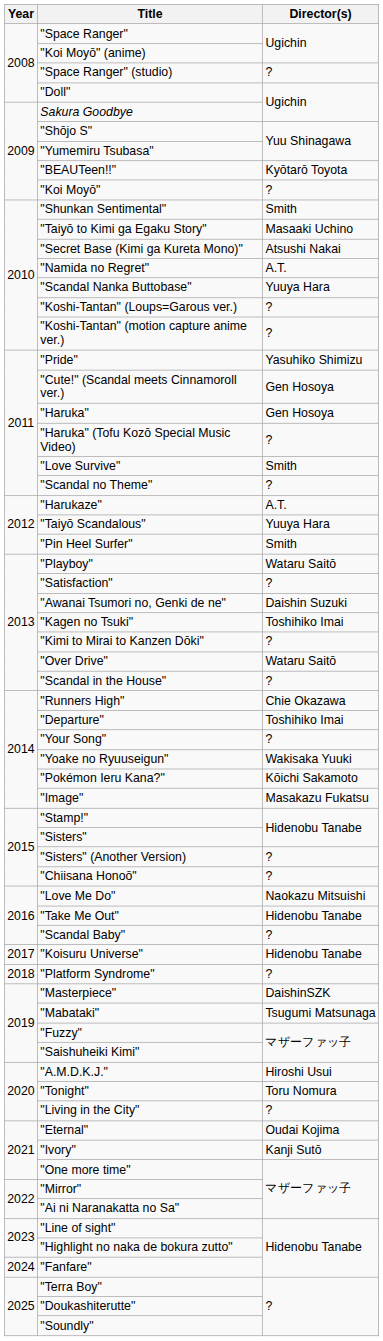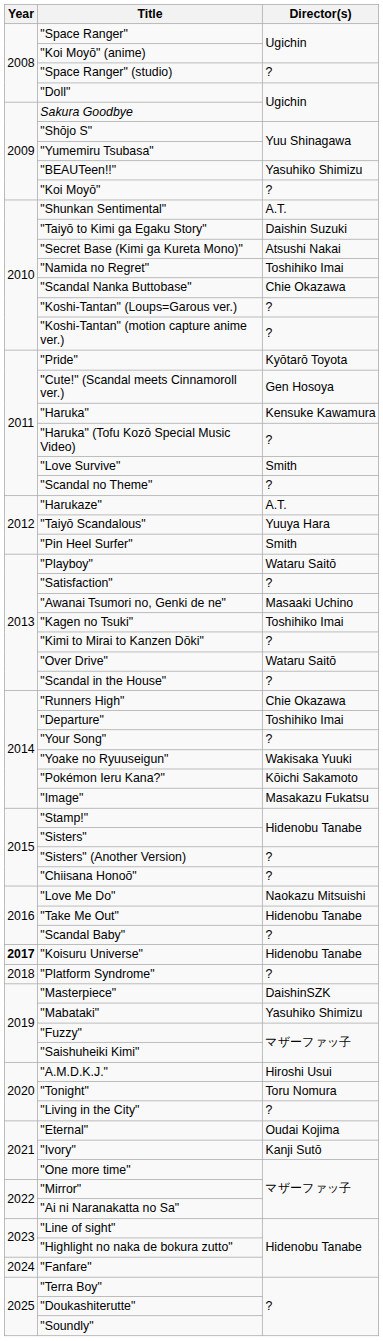(306, 170) Kyōtarō Toyota -> (314, 170) Yasuhiko Shimizu
(281, 209) Smith -> (276, 209) A.T.
(309, 229) Masaaki Uchino -> (306, 229) Daishin Suzuki
(276, 268) A.T. -> (304, 268) Toshihiko Imai
(298, 287) Yuuya Hara -> (305, 287) Chie Okazawa
(314, 360) Yasuhiko Shimizu -> (306, 360) Kyōtarō Toyota
(300, 413) Gen Hosoya -> (321, 413) Kensuke Kawamura
(306, 602) Daishin Suzuki -> (309, 602) Masaaki Uchino
(21, 954) normal -> (21, 954) bold
(321, 1013) Tsugumi Matsunaga -> (314, 1013) Yasuhiko Shimizu
